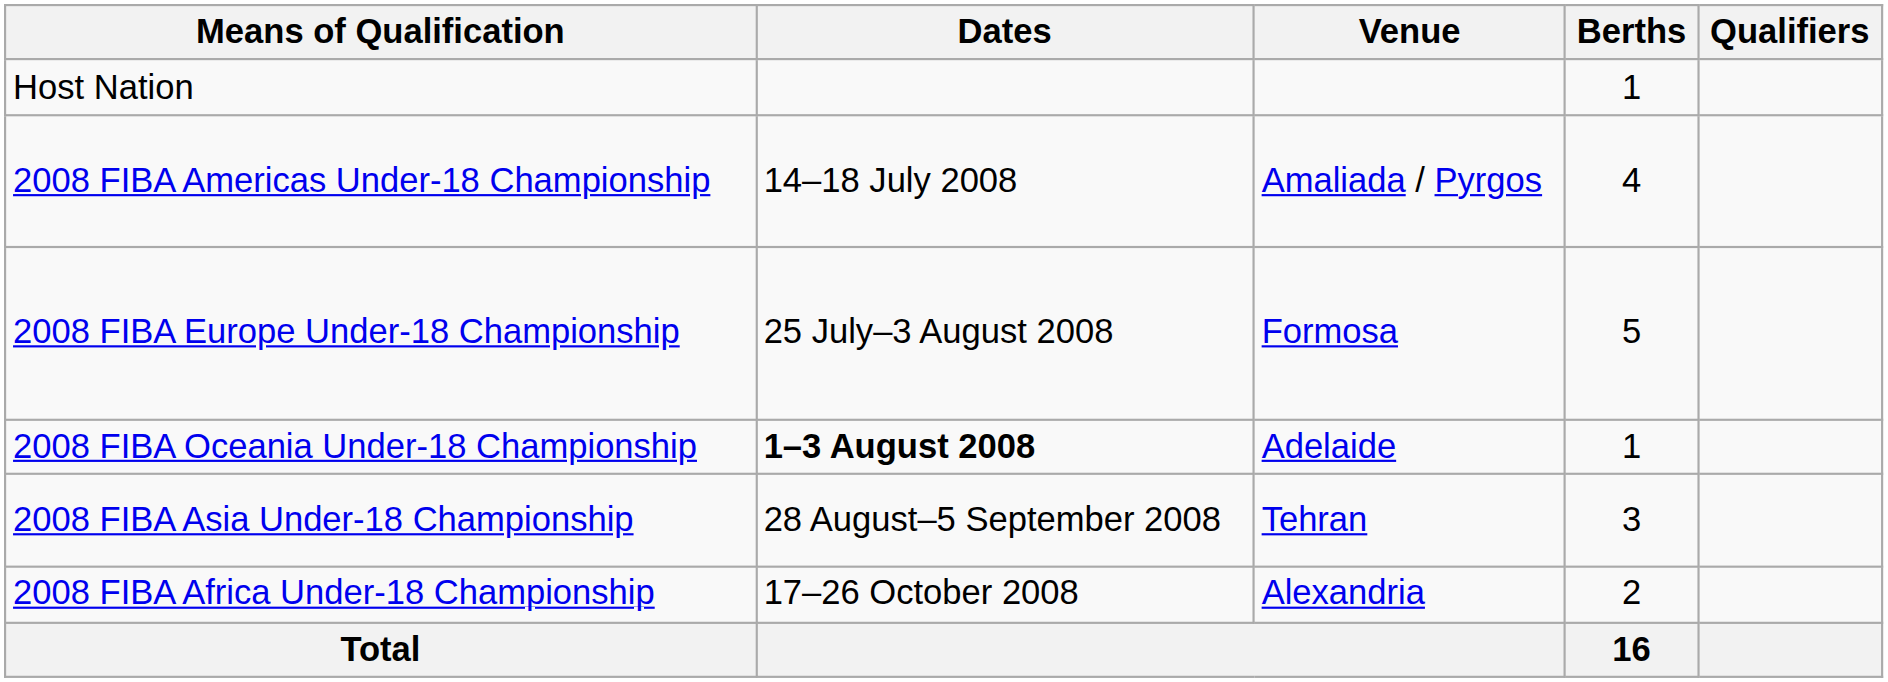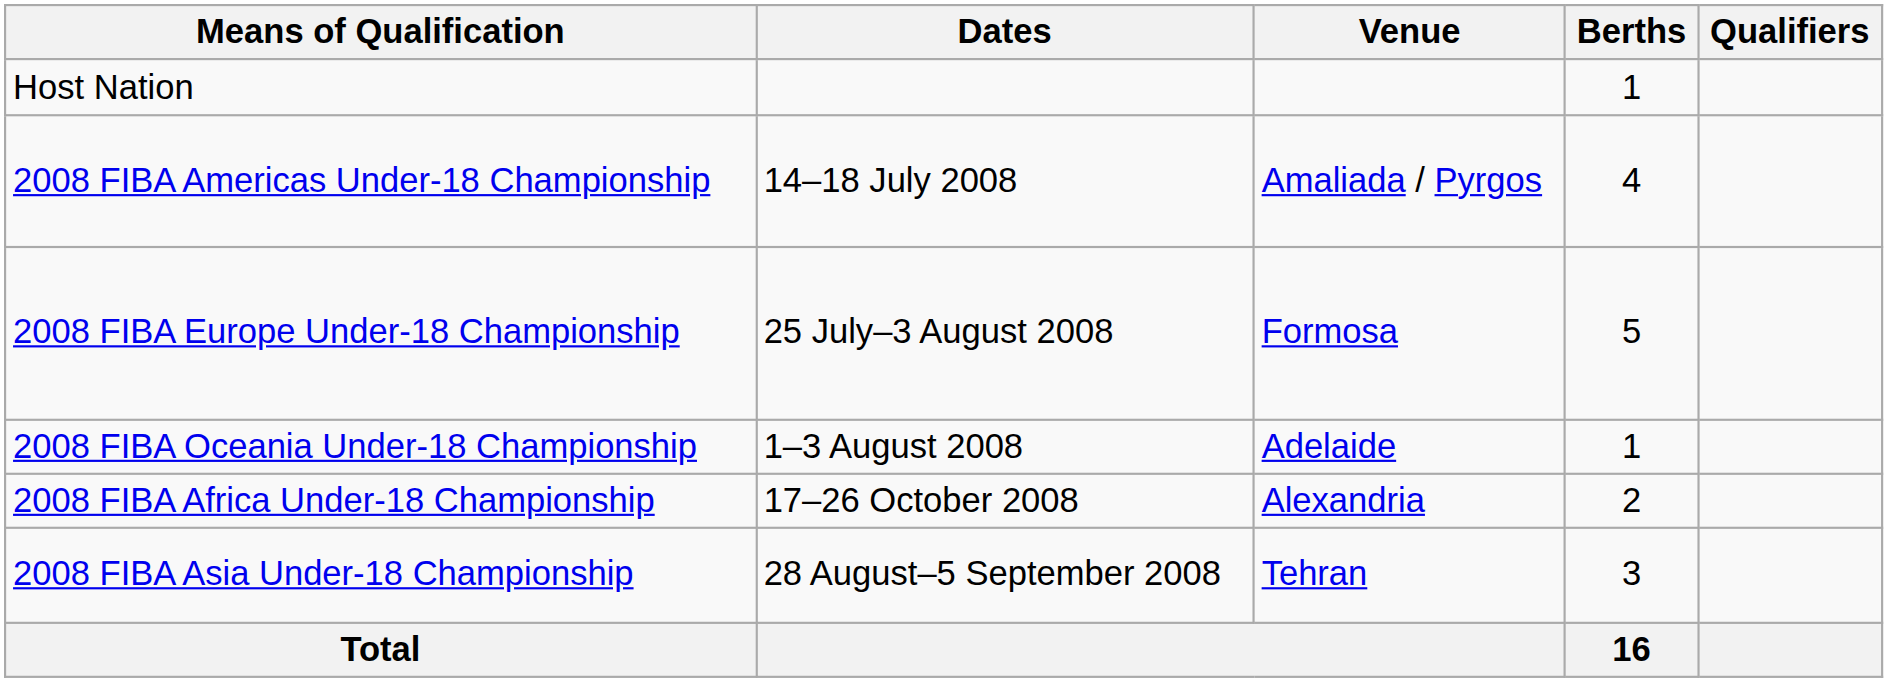(899, 445) bold -> (893, 445) normal
rows swapped: (323, 519) <-> (334, 594)
